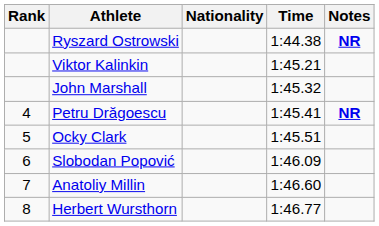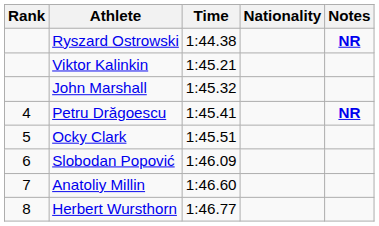columns swapped: (225, 16) <-> (296, 16)
